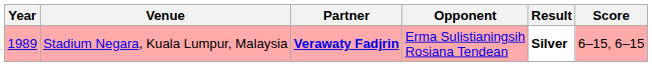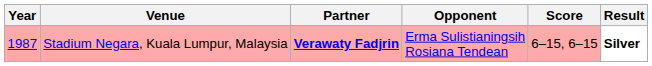columns swapped: (611, 15) <-> (552, 15)
(22, 44) 1989 -> (22, 44) 1987
